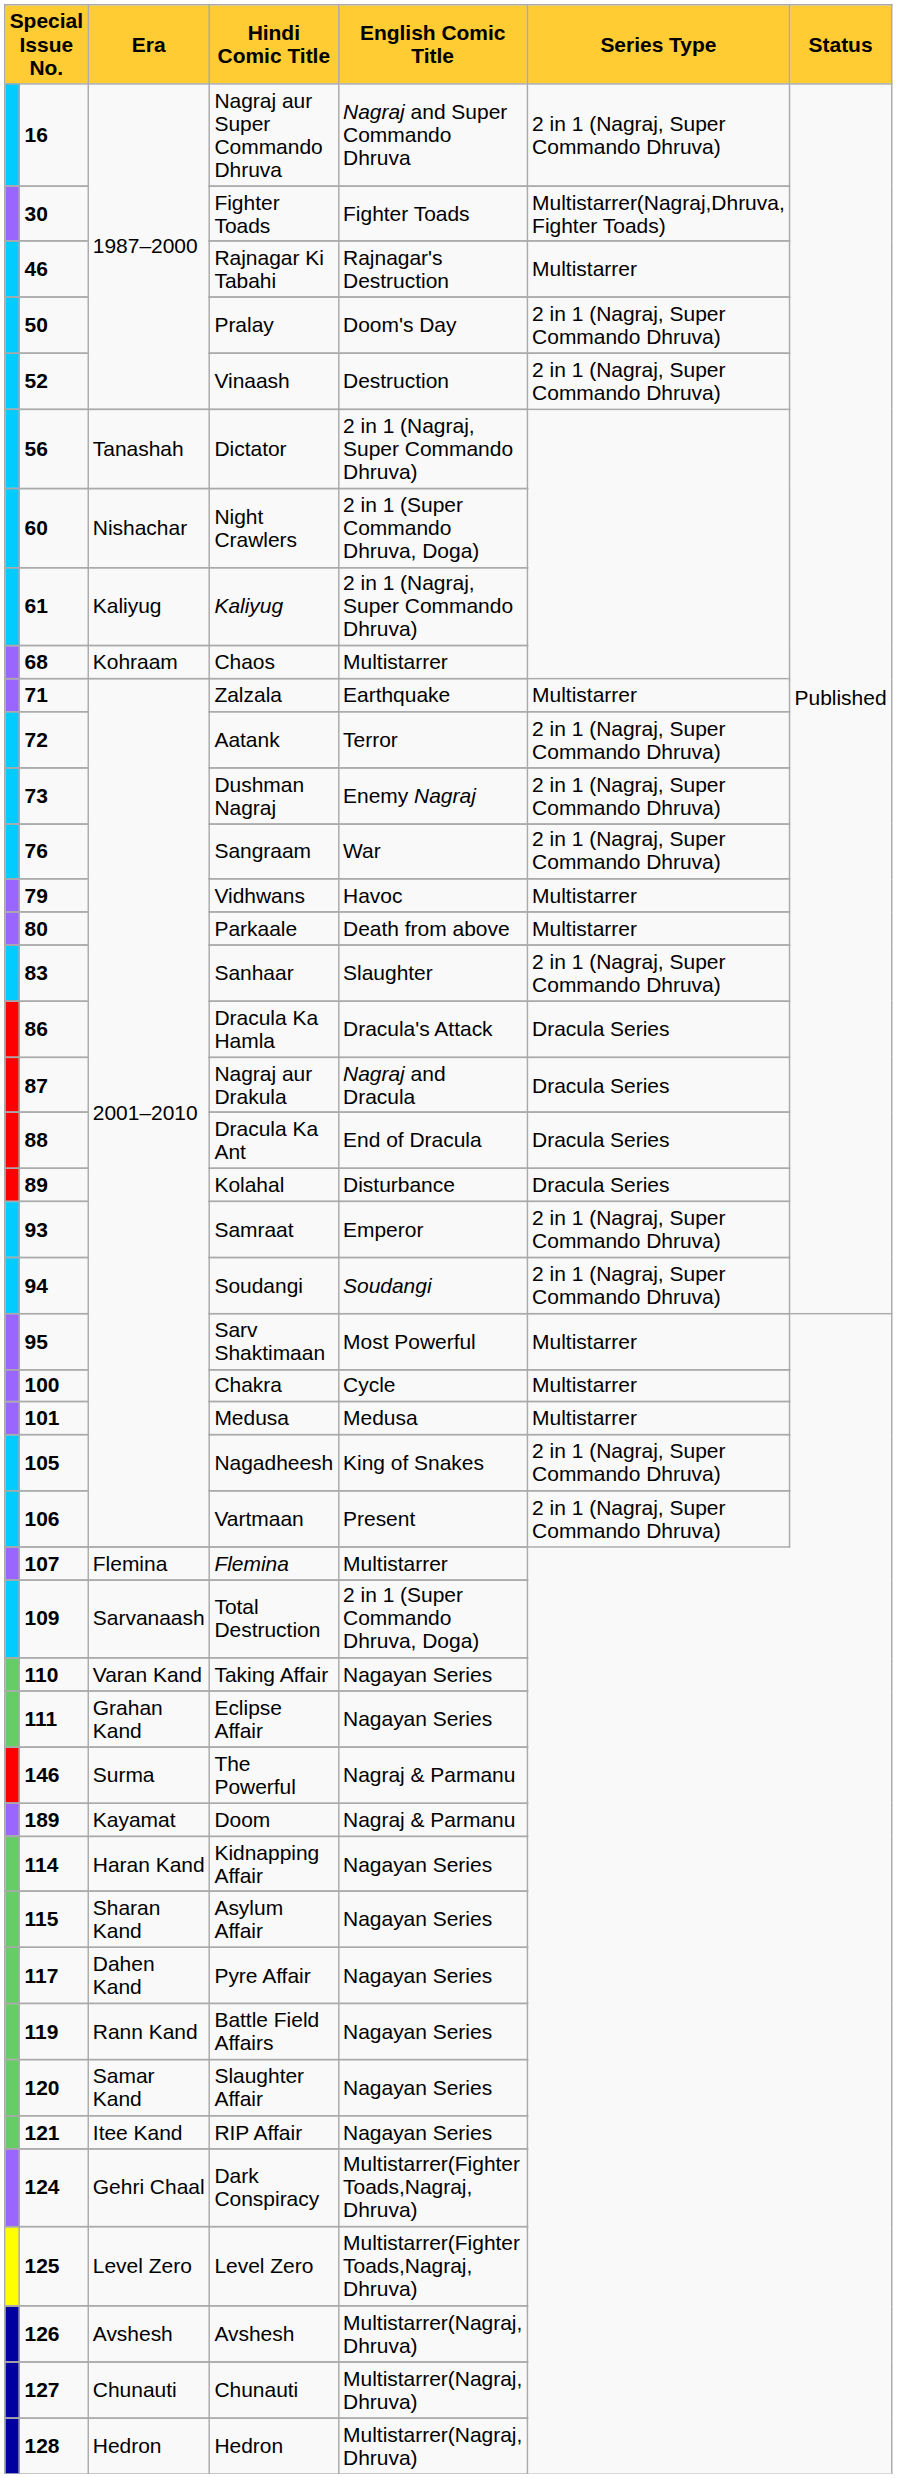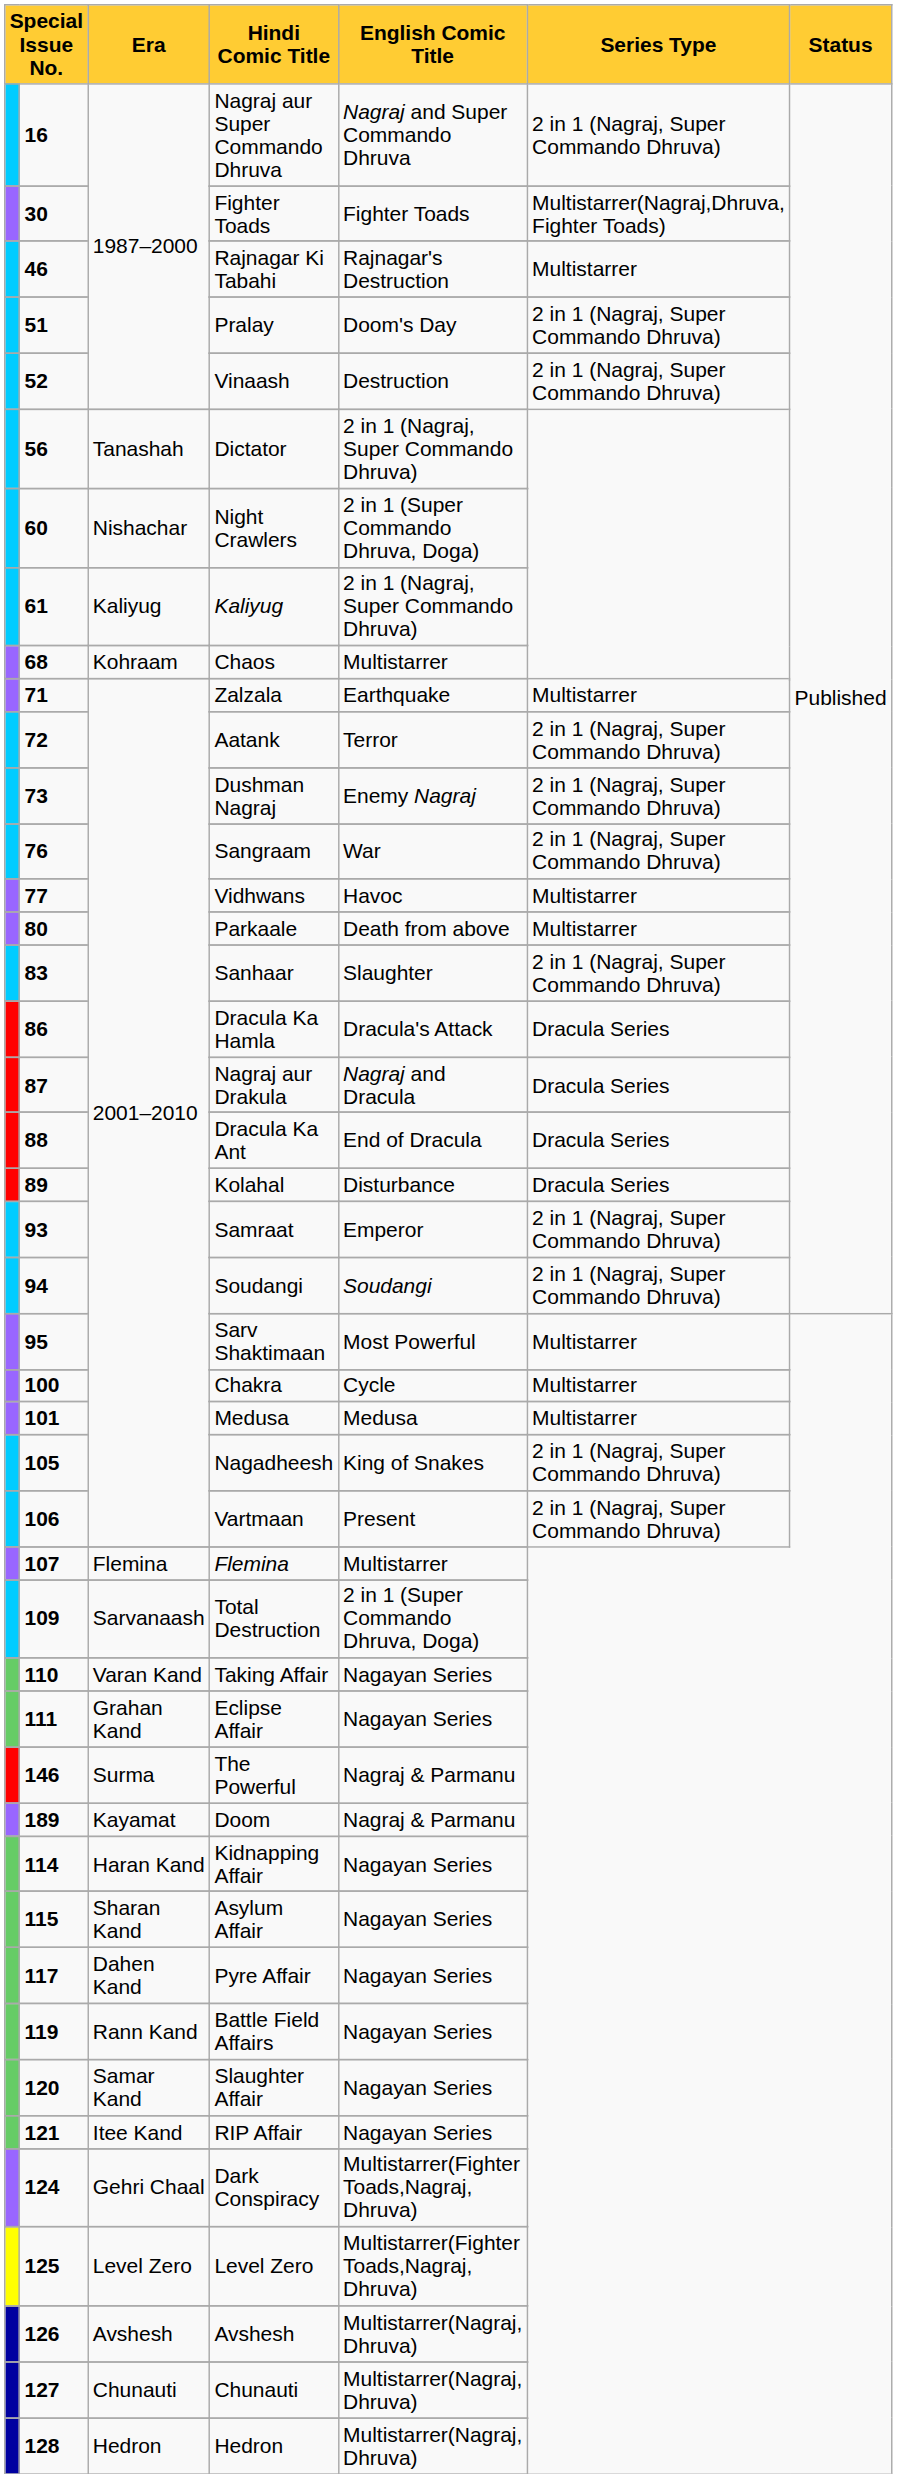(36, 325) 50 -> (36, 325) 51
(36, 895) 79 -> (36, 895) 77
